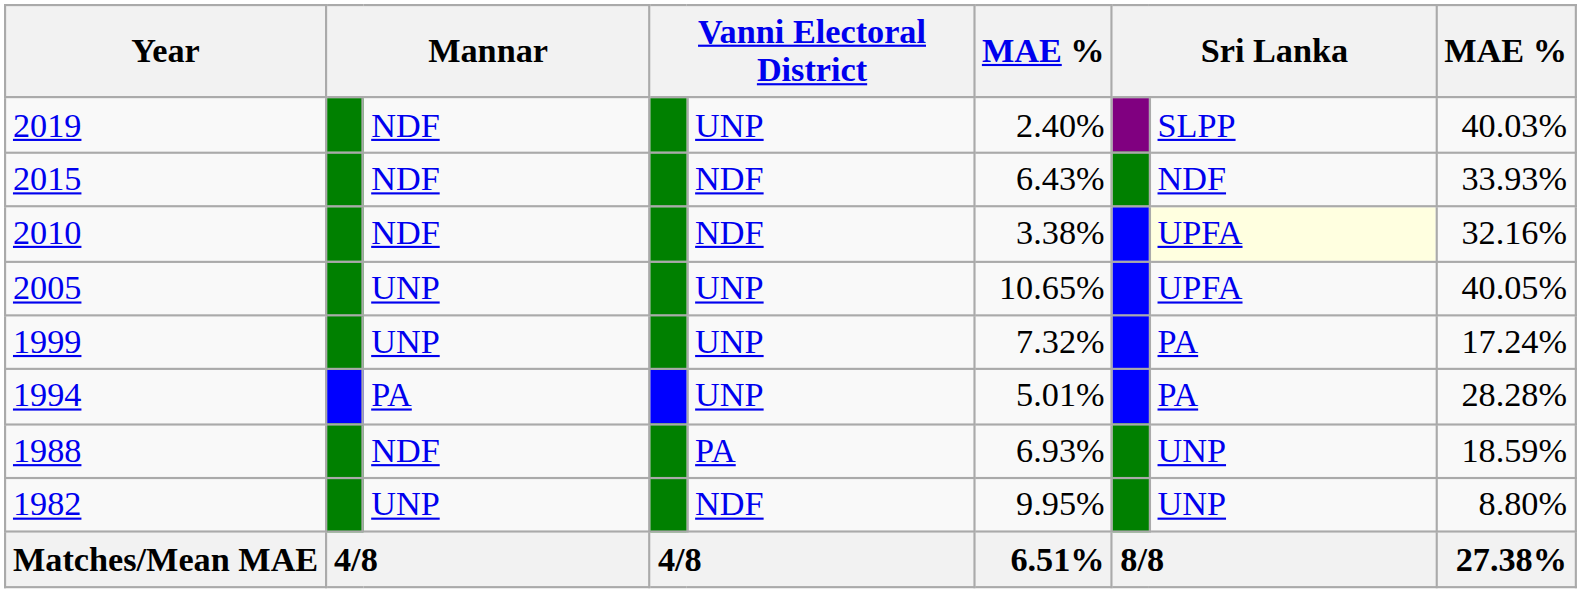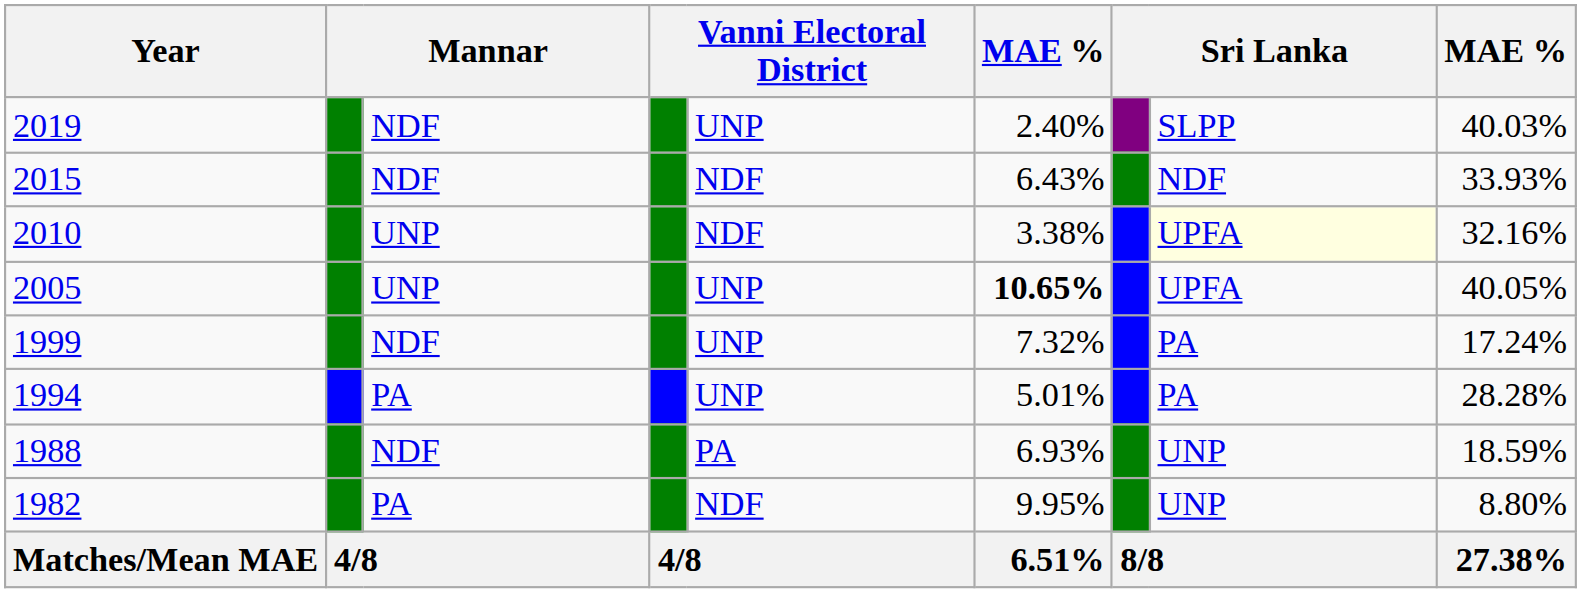(405, 233) NDF -> (405, 233) UNP
(1052, 287) normal -> (1049, 287) bold
(405, 341) UNP -> (405, 341) NDF
(405, 504) UNP -> (391, 504) PA
